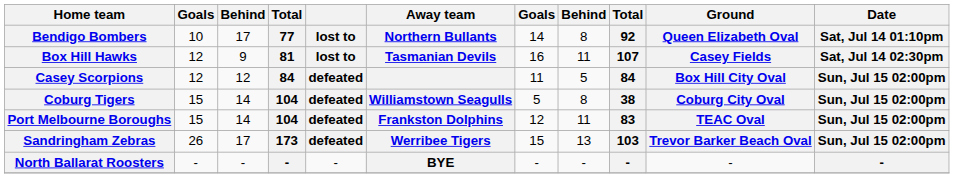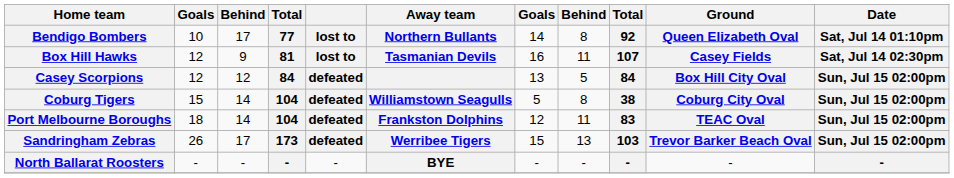(537, 78) 11 -> (537, 78) 13
(196, 120) 15 -> (196, 120) 18
